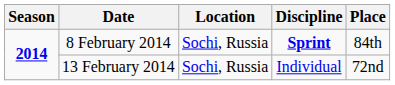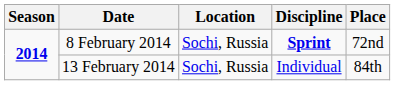(368, 42) 84th -> (368, 42) 72nd
(368, 67) 72nd -> (368, 67) 84th
